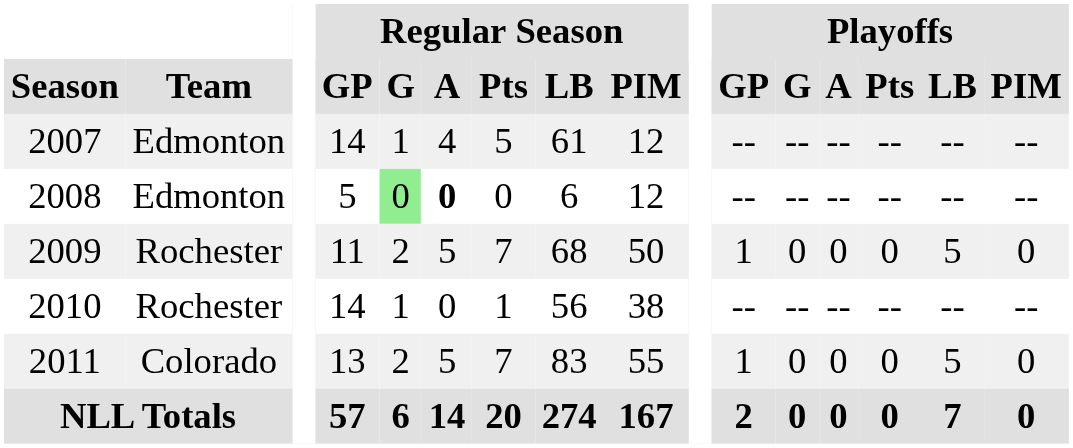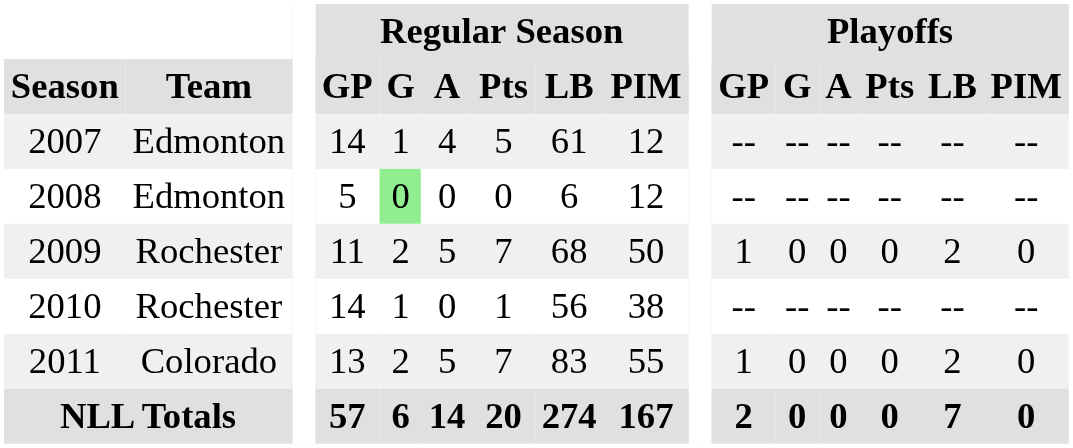(447, 195) bold -> (447, 195) normal
(952, 250) 5 -> (952, 250) 2
(952, 360) 5 -> (952, 360) 2
